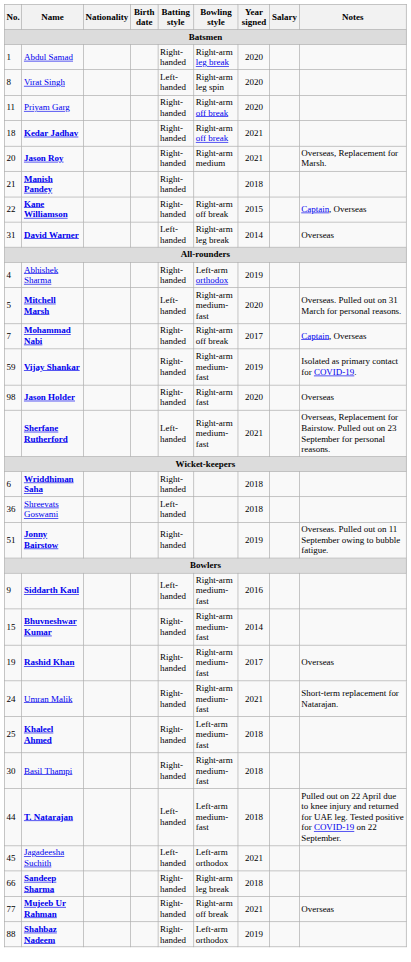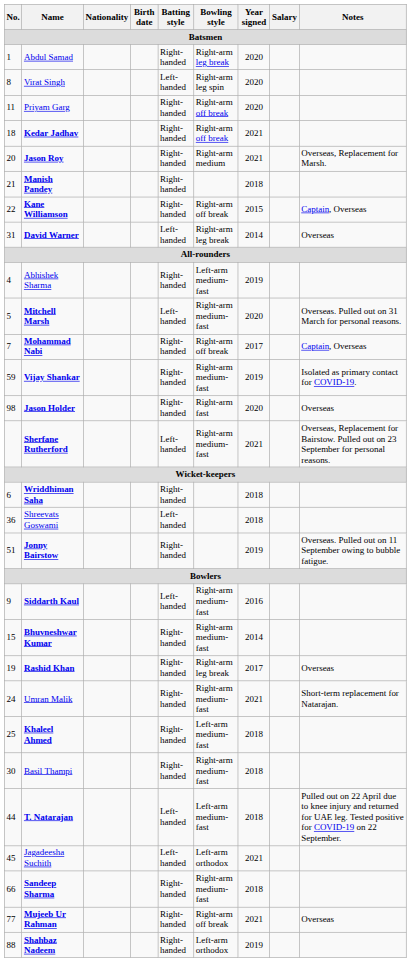(212, 274) Left-arm orthodox -> (212, 279) Left-arm medium-fast
(214, 662) Right-arm medium-fast -> (214, 667) Right-arm leg break
(214, 883) Right-arm leg break -> (214, 888) Right-arm medium-fast
